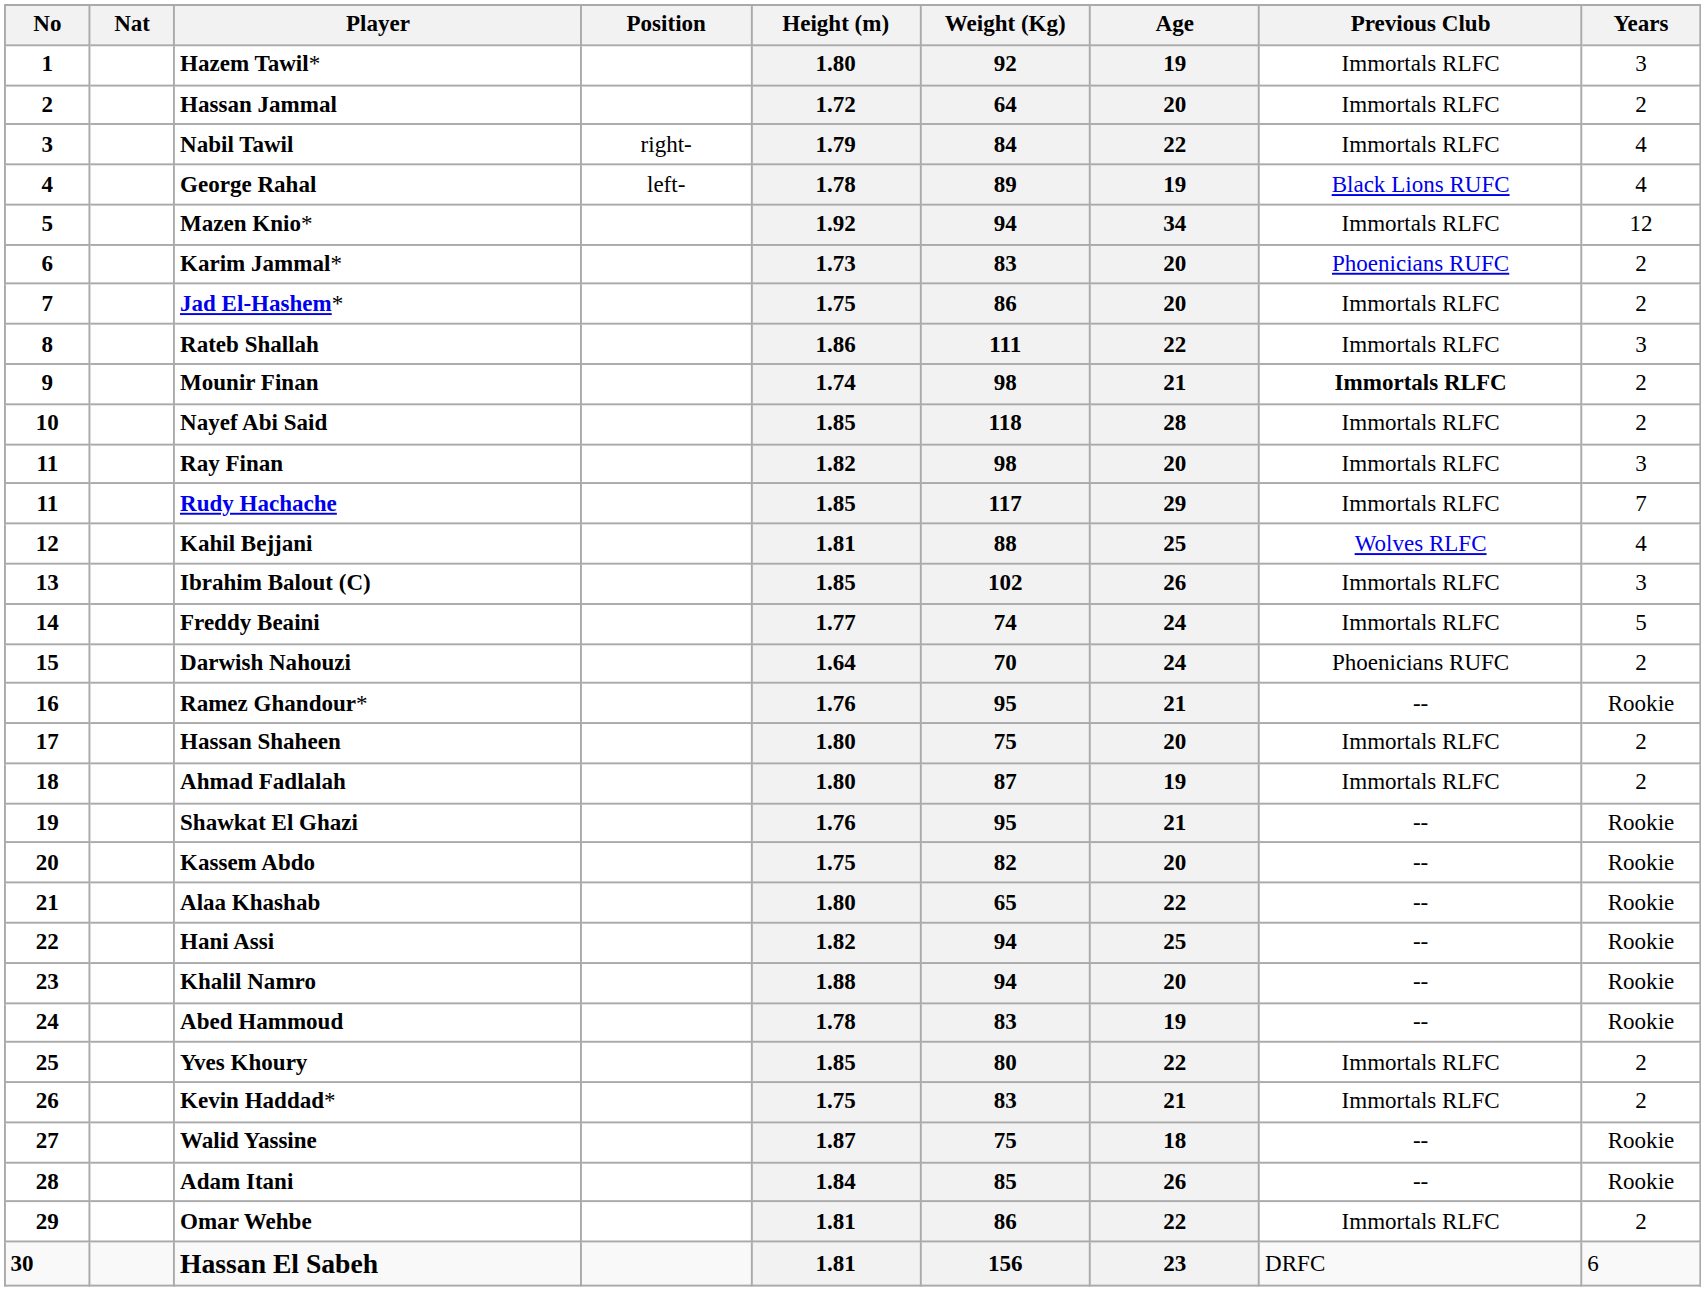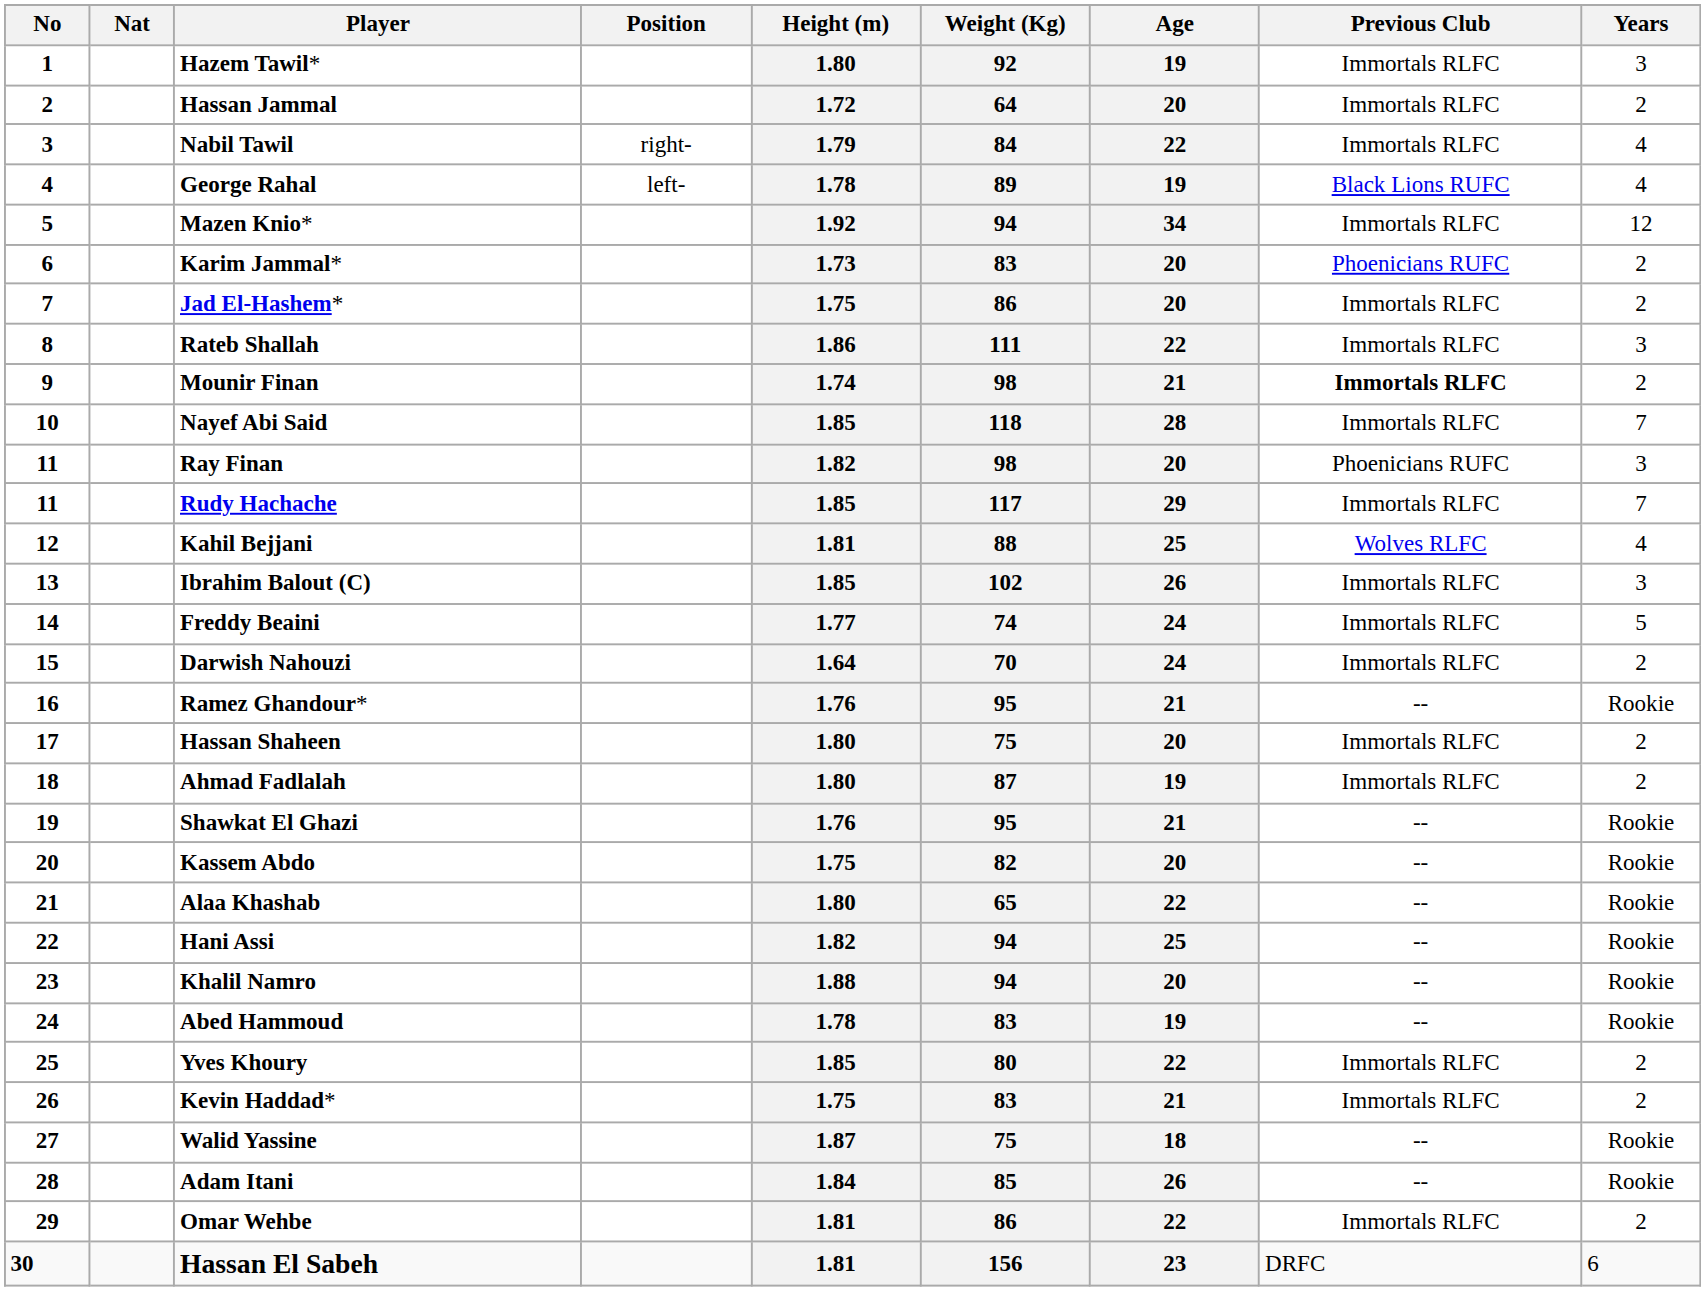(1641, 423) 2 -> (1641, 423) 7
(1421, 463) Immortals RLFC -> (1421, 463) Phoenicians RUFC
(1421, 662) Phoenicians RUFC -> (1421, 662) Immortals RLFC
